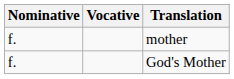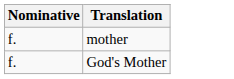- column: (113, 16)
